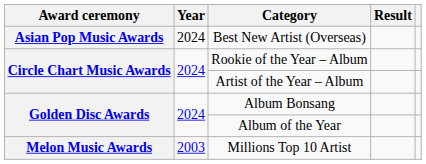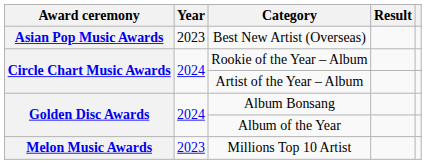(191, 37) 2024 -> (191, 37) 2023
(191, 147) 2003 -> (191, 147) 2023
